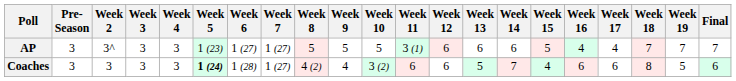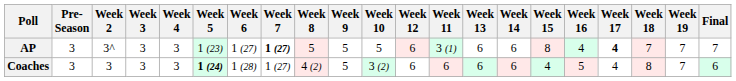columns swapped: (413, 21) <-> (446, 21)
(278, 48) normal -> (278, 48) bold
(547, 48) 5 -> (547, 48) 8
(615, 48) normal -> (615, 48) bold
(345, 67) 4 -> (345, 67) 5
(480, 67) 5 -> (480, 67) 6
(514, 67) 7 -> (514, 67) 6
(581, 67) 6 -> (581, 67) 5
(615, 67) 6 -> (615, 67) 4
(682, 67) 5 -> (682, 67) 7
